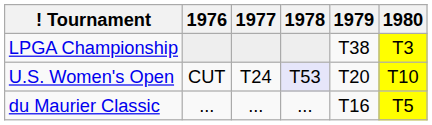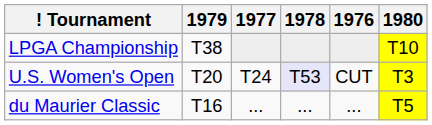columns swapped: (207, 19) <-> (354, 19)
(403, 48) T3 -> (403, 48) T10
(403, 77) T10 -> (403, 77) T3
